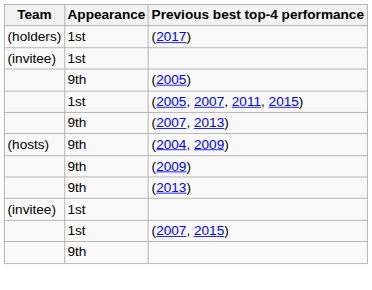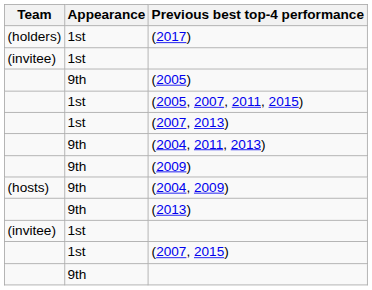(77, 123) 9th -> (77, 123) 1st
+ row: (34, 145)
rows swapped: (34, 166) <-> (28, 144)
